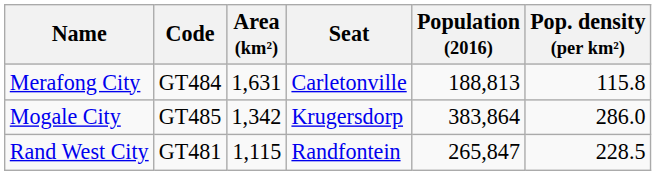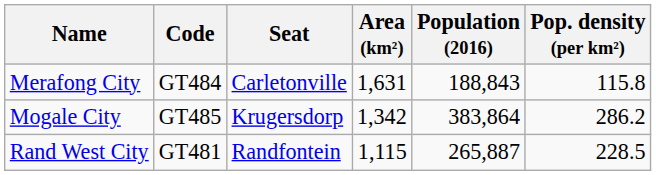columns swapped: (349, 34) <-> (256, 34)
(484, 81) 188,813 -> (484, 81) 188,843
(621, 116) 286.0 -> (621, 116) 286.2
(484, 151) 265,847 -> (484, 151) 265,887
